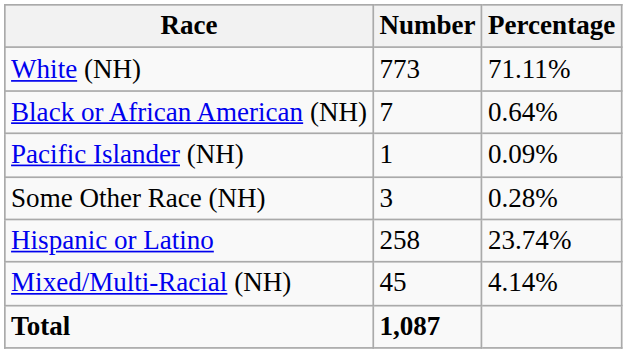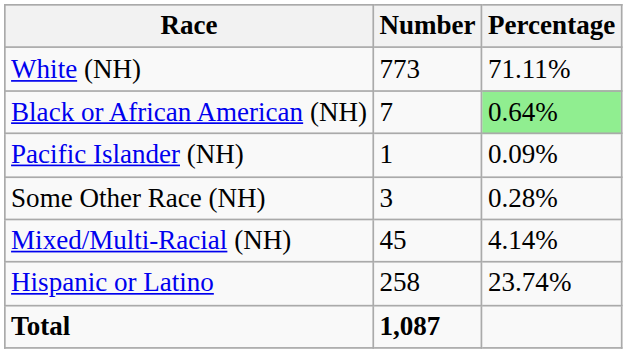(523, 111) no background -> (523, 111) lightgreen background
rows swapped: (151, 283) <-> (112, 240)
